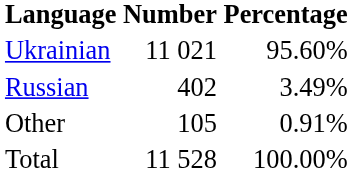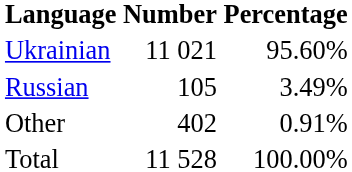(197, 87) 402 -> (197, 87) 105
(197, 123) 105 -> (197, 123) 402
